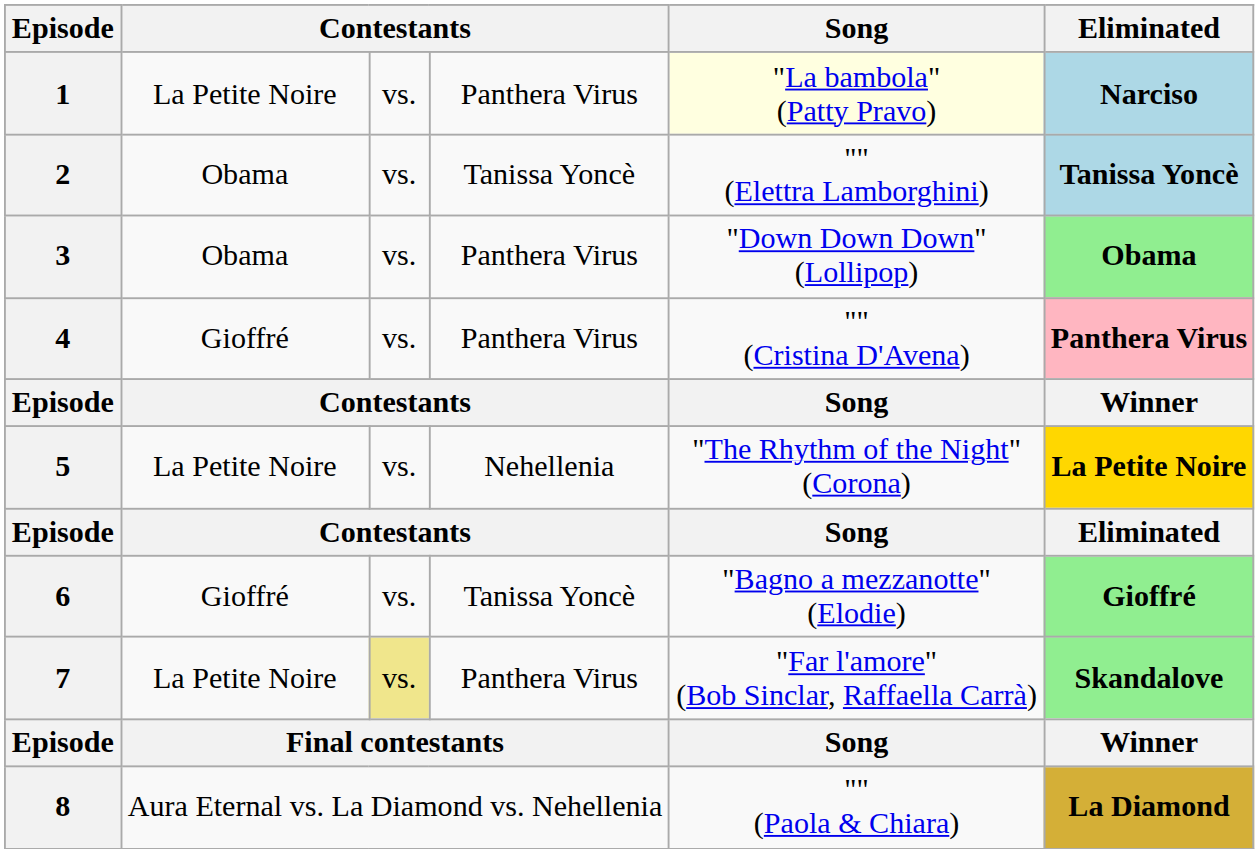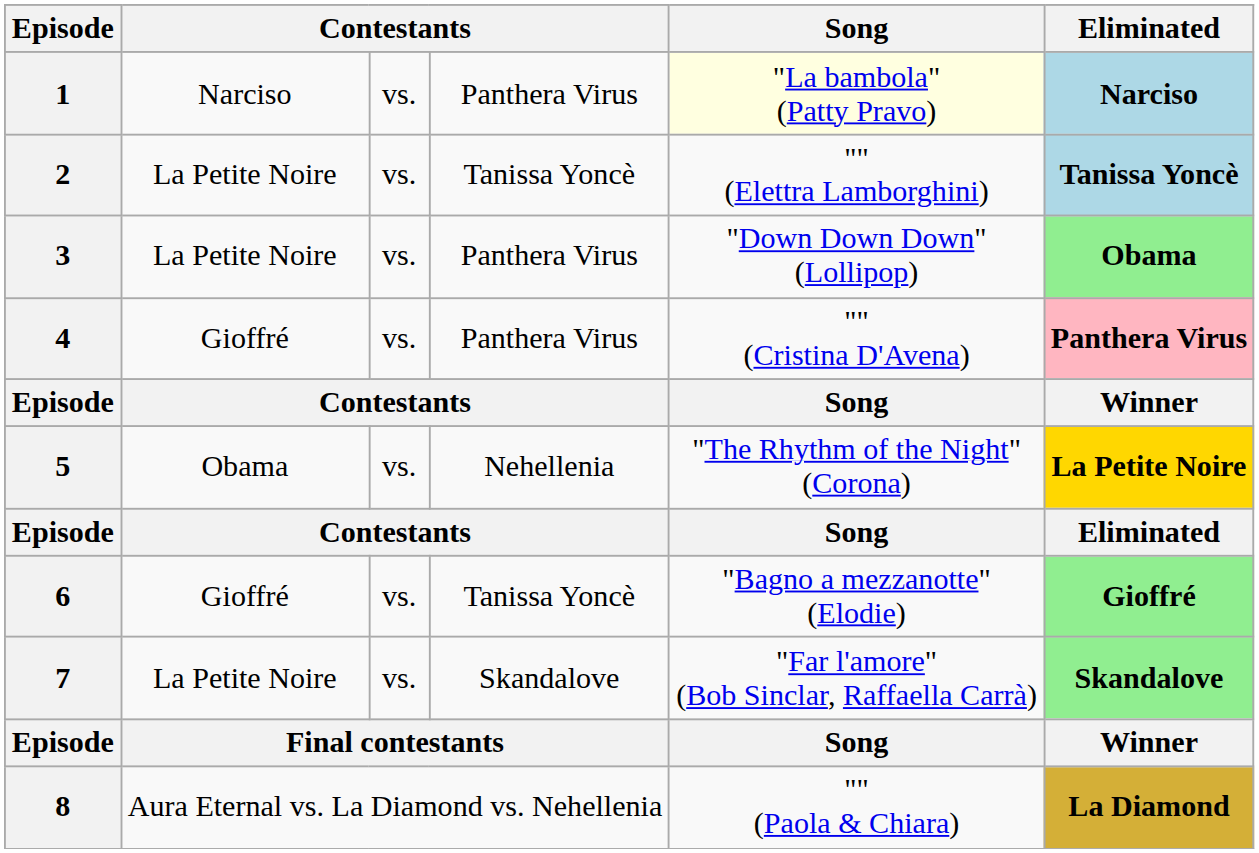(245, 92) La Petite Noire -> (245, 92) Narciso
(245, 174) Obama -> (245, 174) La Petite Noire
(245, 256) Obama -> (245, 256) La Petite Noire
(245, 466) La Petite Noire -> (245, 466) Obama
(399, 677) khaki background -> (399, 677) no background
(549, 677) Panthera Virus -> (549, 677) Skandalove
